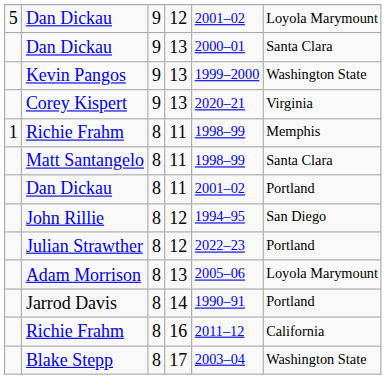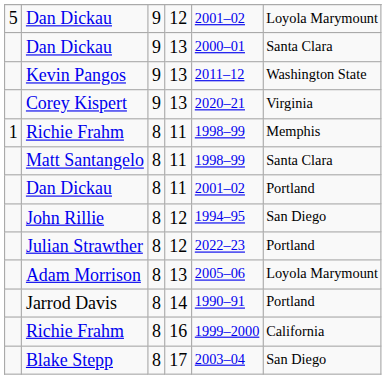(227, 75) 1999–2000 -> (220, 75) 2011–12
(220, 331) 2011–12 -> (227, 331) 1999–2000
(316, 359) Washington State -> (296, 359) San Diego
